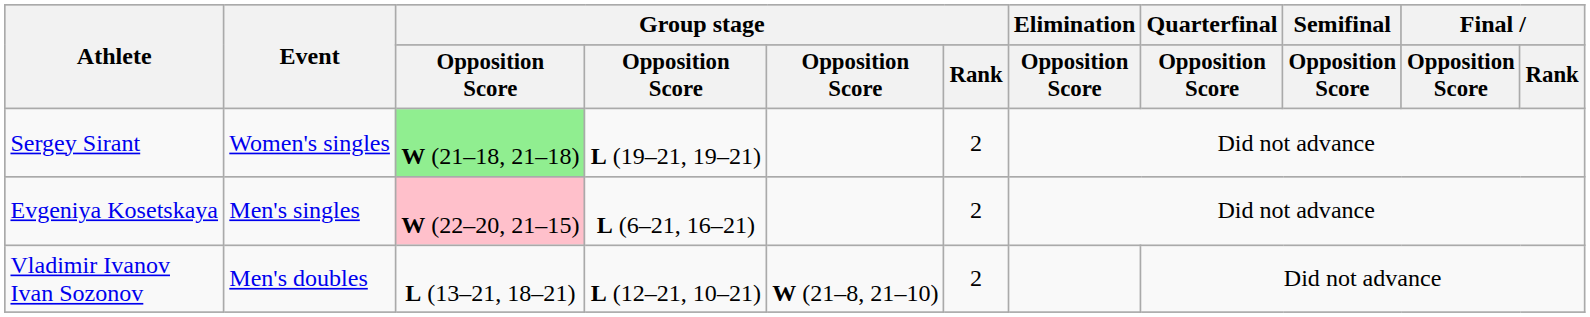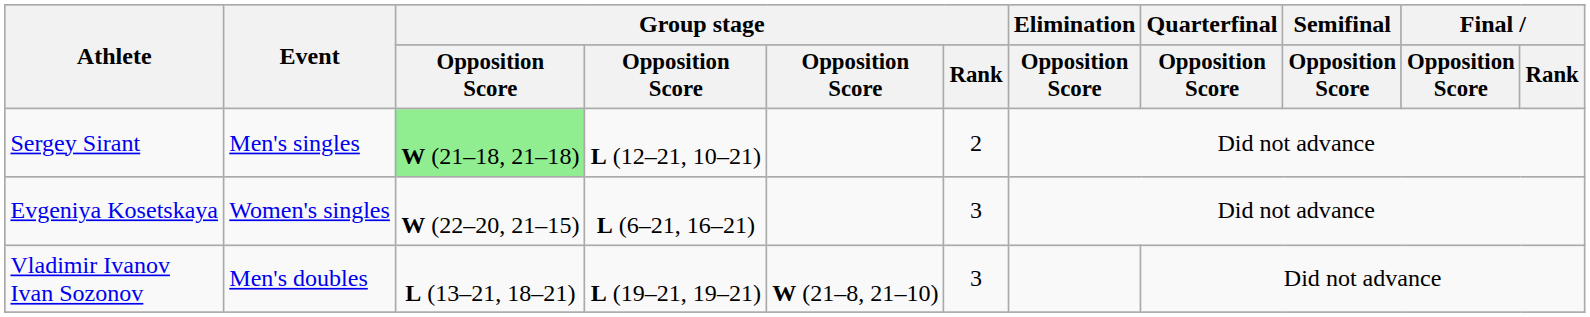(310, 142) Women's singles -> (295, 142) Men's singles
(676, 157) L (19–21, 19–21) -> (676, 157) L (12–21, 10–21)
(295, 210) Men's singles -> (310, 210) Women's singles
(490, 225) pink background -> (490, 225) no background
(976, 210) 2 -> (976, 210) 3
(676, 293) L (12–21, 10–21) -> (676, 293) L (19–21, 19–21)
(976, 278) 2 -> (976, 278) 3
